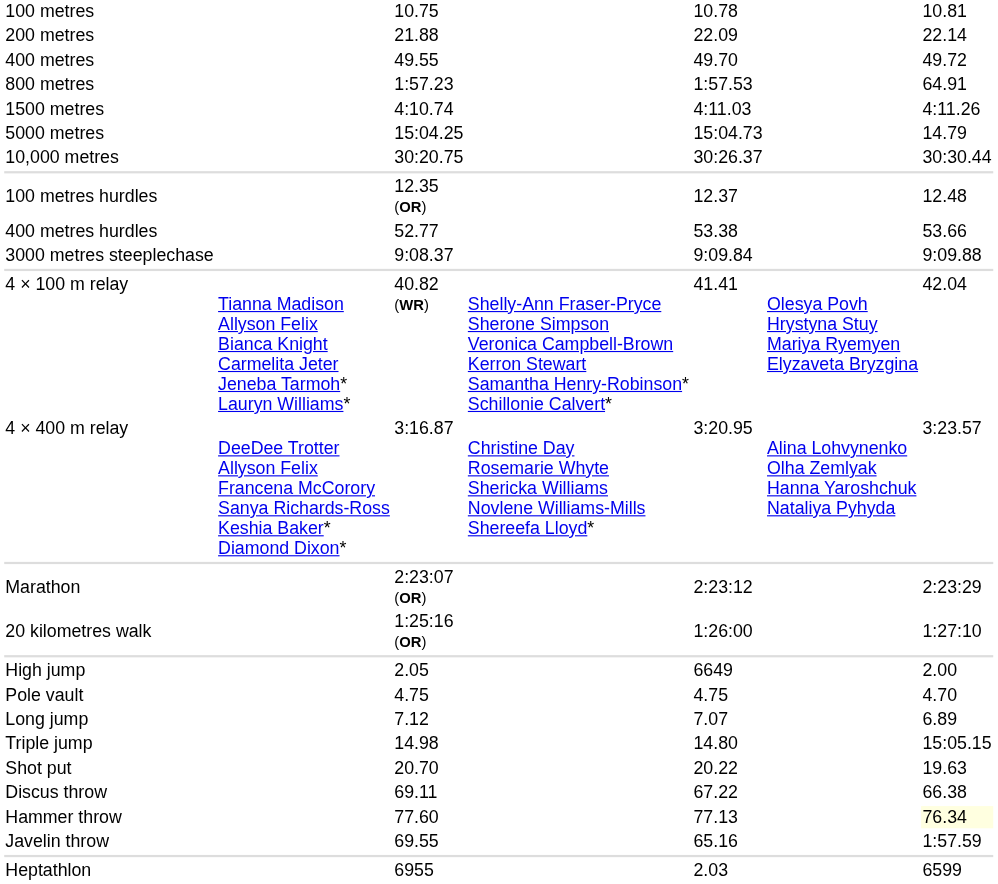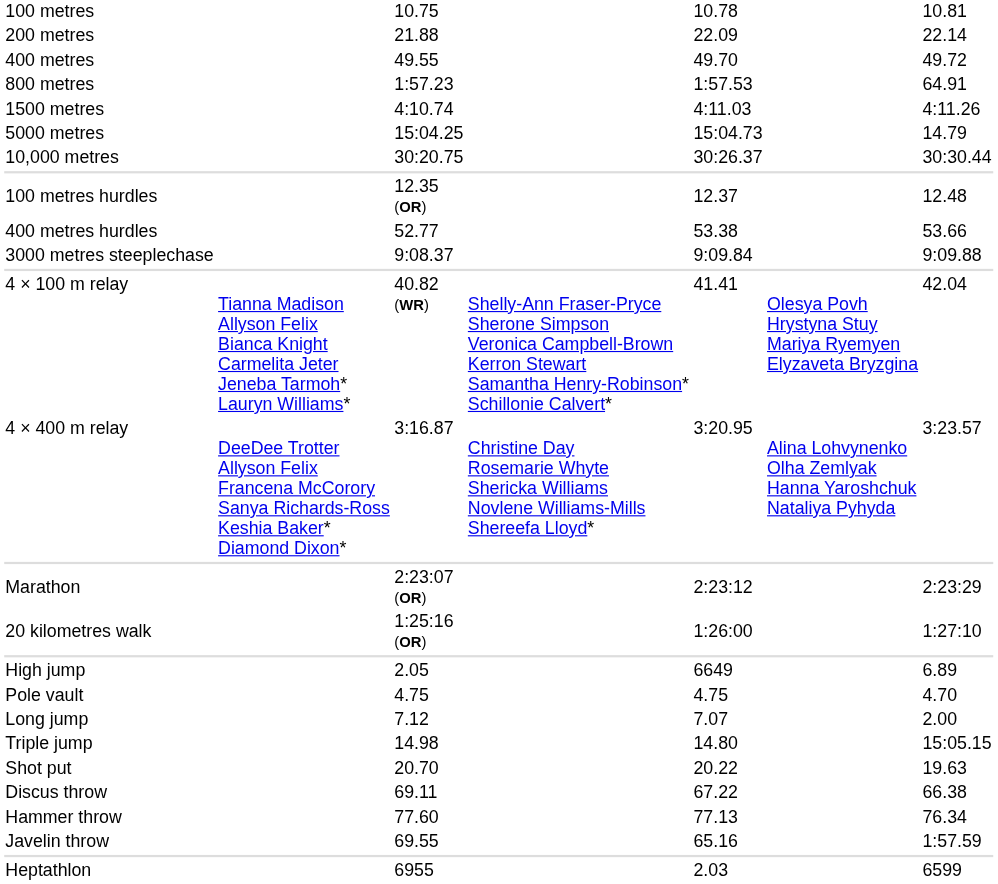(940, 670) 2.00 -> (940, 670) 6.89
(940, 719) 6.89 -> (940, 719) 2.00
(945, 817) lightyellow background -> (945, 817) no background
